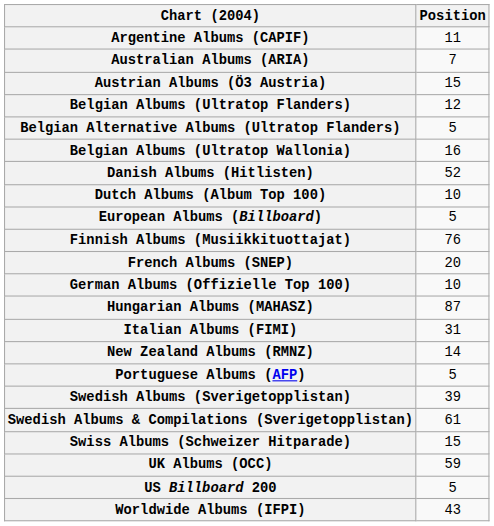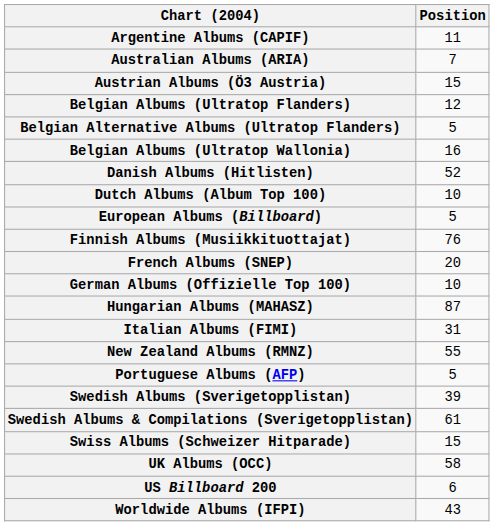(453, 353) 14 -> (453, 353) 55
(453, 465) 59 -> (453, 465) 58
(453, 487) 5 -> (453, 487) 6
